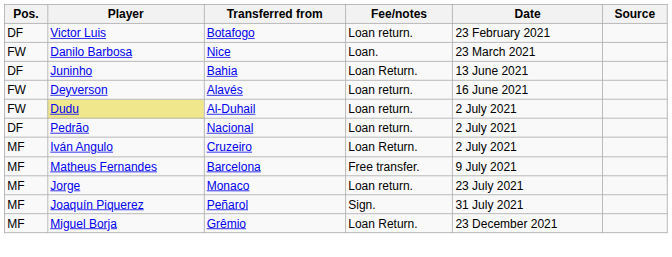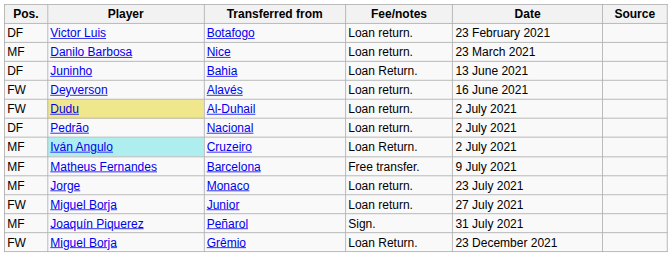(17, 52) FW -> (16, 52) MF
(363, 52) Loan. -> (381, 52) Loan return.
(82, 147) no background -> (82, 147) paleturquoise background
+ row: (223, 204)
(16, 223) MF -> (17, 242) FW
